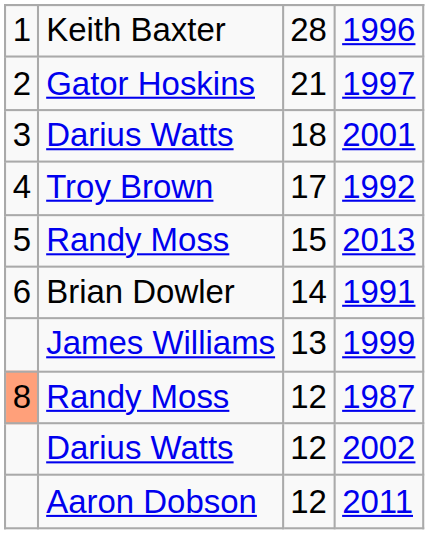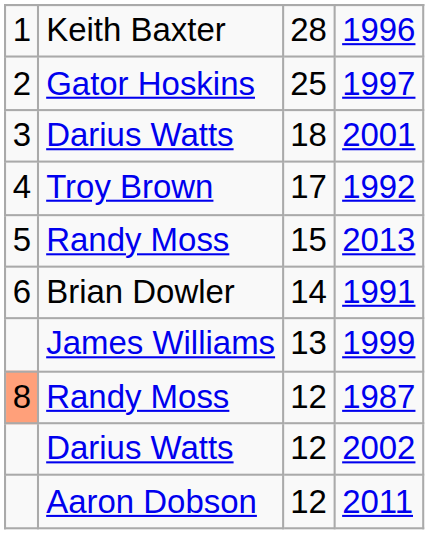(309, 82) 21 -> (309, 82) 25
